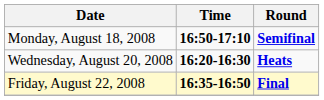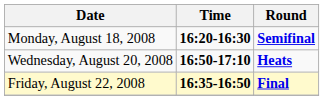(215, 38) 16:50-17:10 -> (215, 38) 16:20-16:30
(215, 60) 16:20-16:30 -> (215, 60) 16:50-17:10
